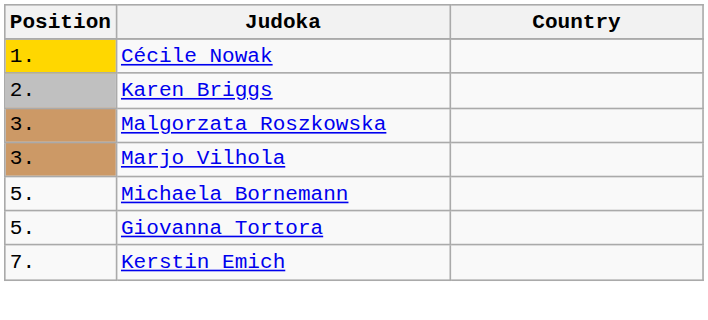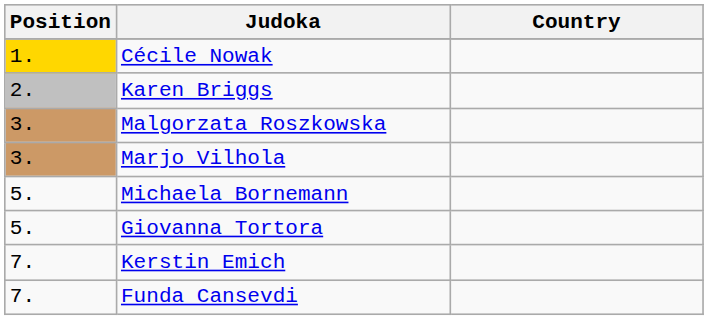+ row: (209, 297)
